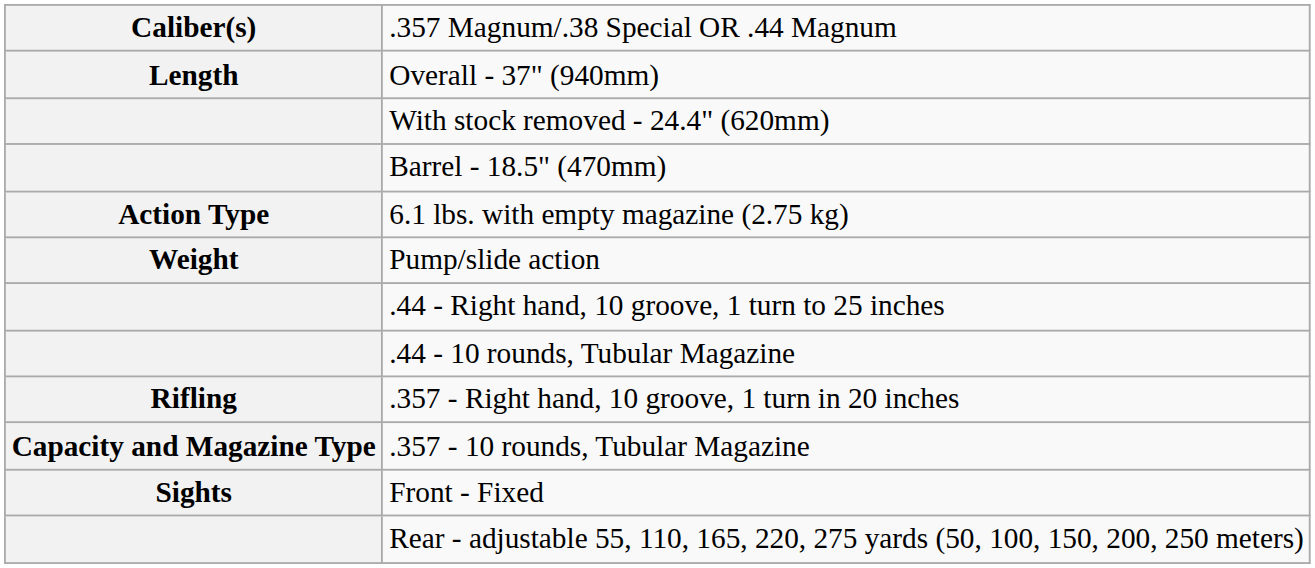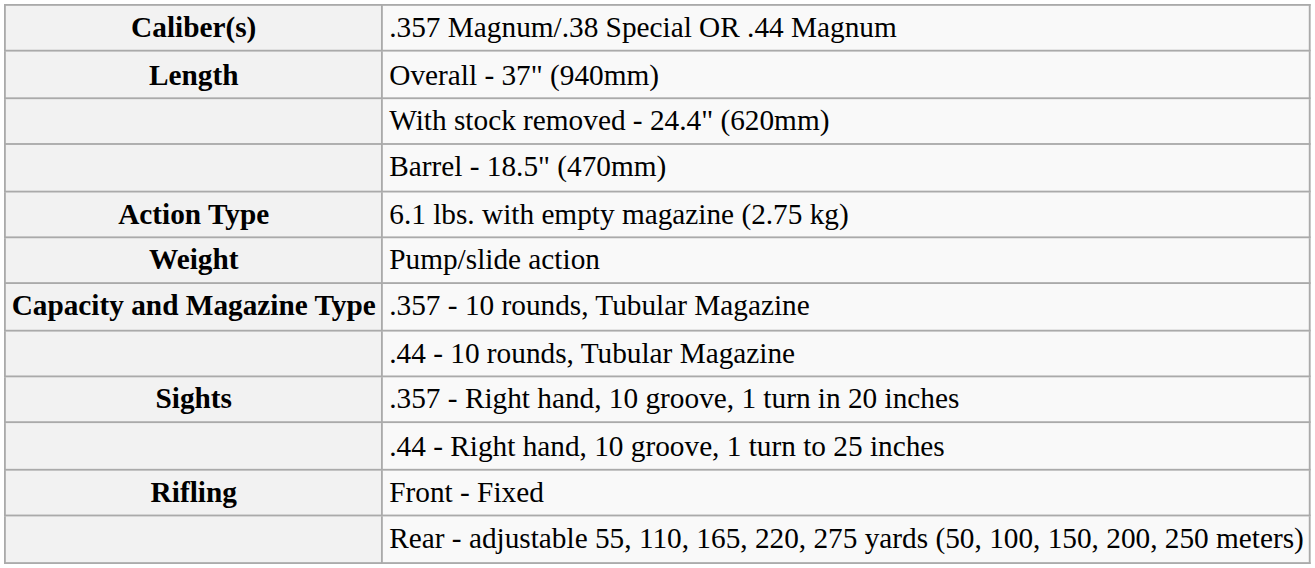rows swapped: (600, 445) <-> (667, 306)
(194, 399) Rifling -> (194, 399) Sights
(194, 492) Sights -> (194, 492) Rifling
